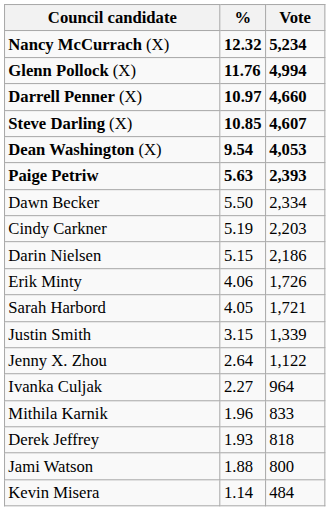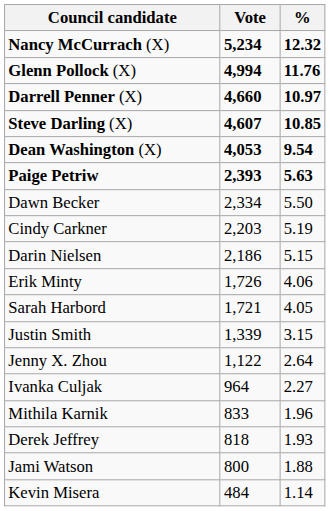columns swapped: (295, 17) <-> (243, 17)
